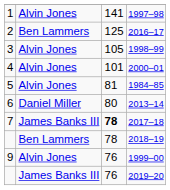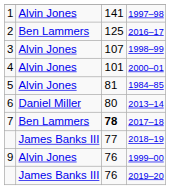(114, 49) 105 -> (114, 49) 107
(59, 121) James Banks III -> (54, 121) Ben Lammers
(54, 139) Ben Lammers -> (59, 139) James Banks III
(111, 139) 78 -> (111, 139) 77
